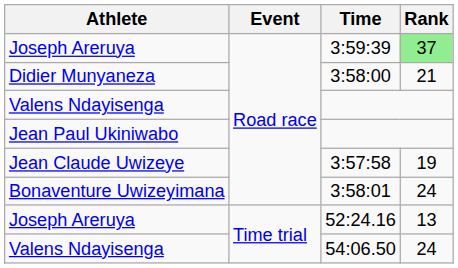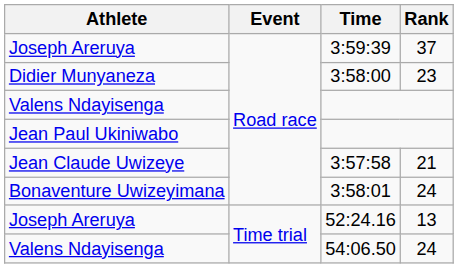(427, 48) lightgreen background -> (427, 48) no background
(427, 77) 21 -> (427, 77) 23
(427, 163) 19 -> (427, 163) 21
